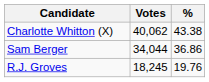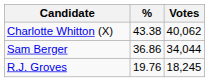columns swapped: (151, 13) <-> (188, 13)
